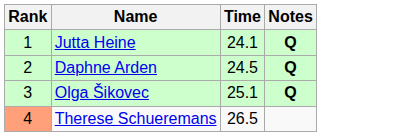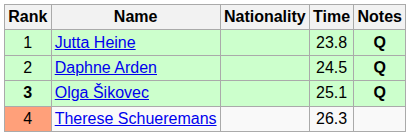+ column: (265, 17)
(242, 42) 24.1 -> (332, 42) 23.8
(28, 93) normal -> (28, 93) bold
(242, 118) 26.5 -> (332, 118) 26.3
